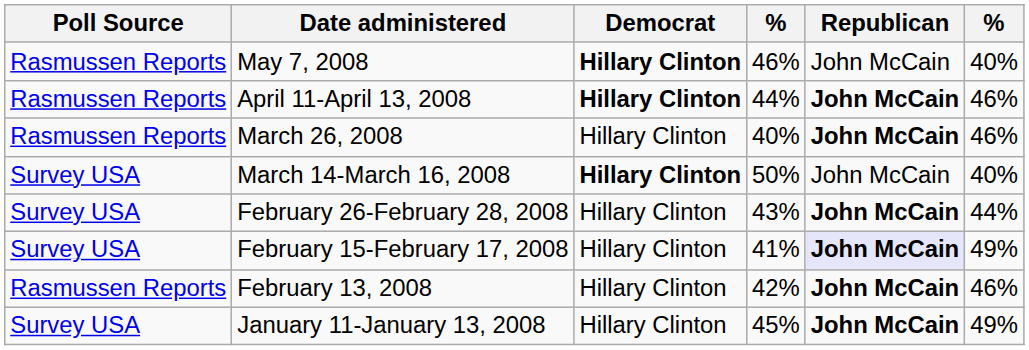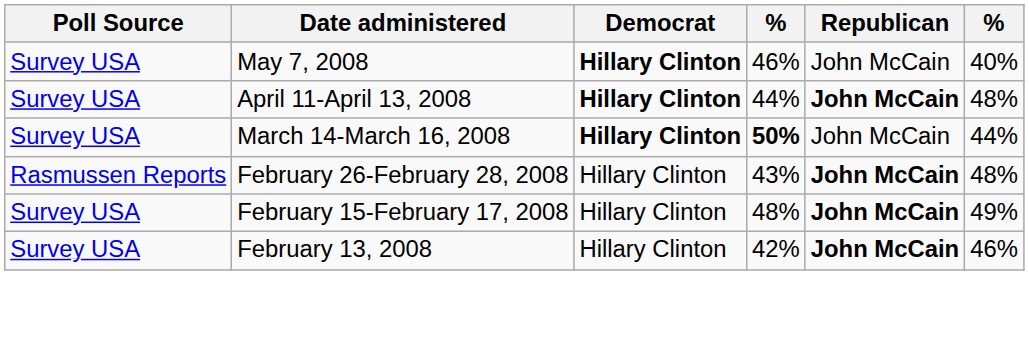(118, 61) Rasmussen Reports -> (75, 61) Survey USA
(118, 99) Rasmussen Reports -> (75, 99) Survey USA
(994, 99) 46% -> (994, 99) 48%
- row: (320, 136)
(776, 174) normal -> (776, 136) bold
(994, 174) 40% -> (994, 136) 44%
(75, 212) Survey USA -> (118, 174) Rasmussen Reports
(994, 212) 44% -> (994, 174) 48%
(776, 250) 41% -> (776, 212) 48%
(885, 250) lavender background -> (885, 212) no background
(118, 288) Rasmussen Reports -> (75, 250) Survey USA
- row: (391, 325)
